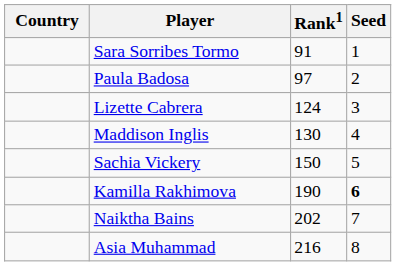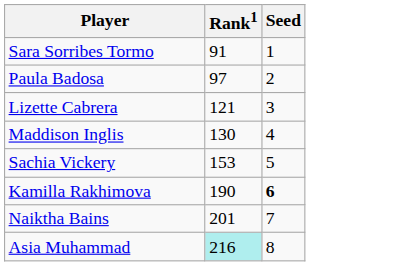- column: (47, 20)
(308, 106) 124 -> (222, 106) 121
(308, 162) 150 -> (222, 162) 153
(308, 218) 202 -> (222, 218) 201
(308, 246) no background -> (222, 246) paleturquoise background
